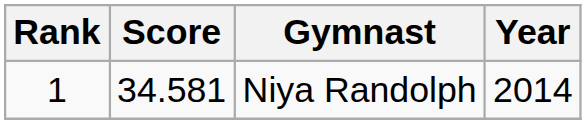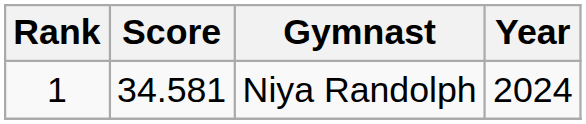(533, 89) 2014 -> (533, 89) 2024
